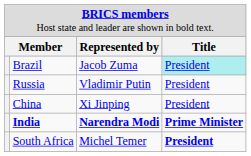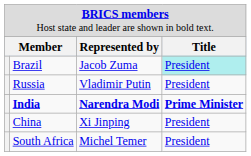rows swapped: (26, 122) <-> (27, 103)
(189, 141) bold -> (187, 141) normal
